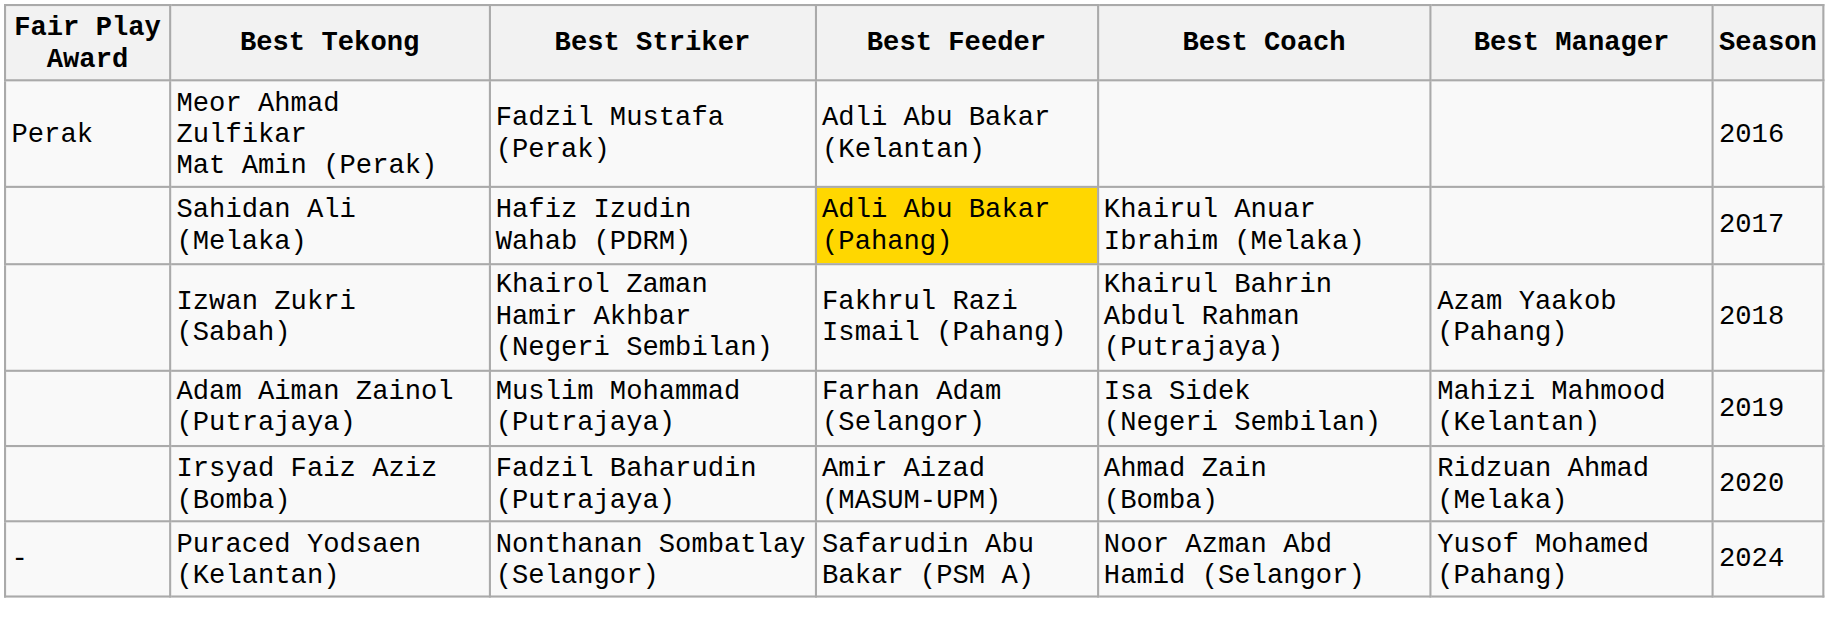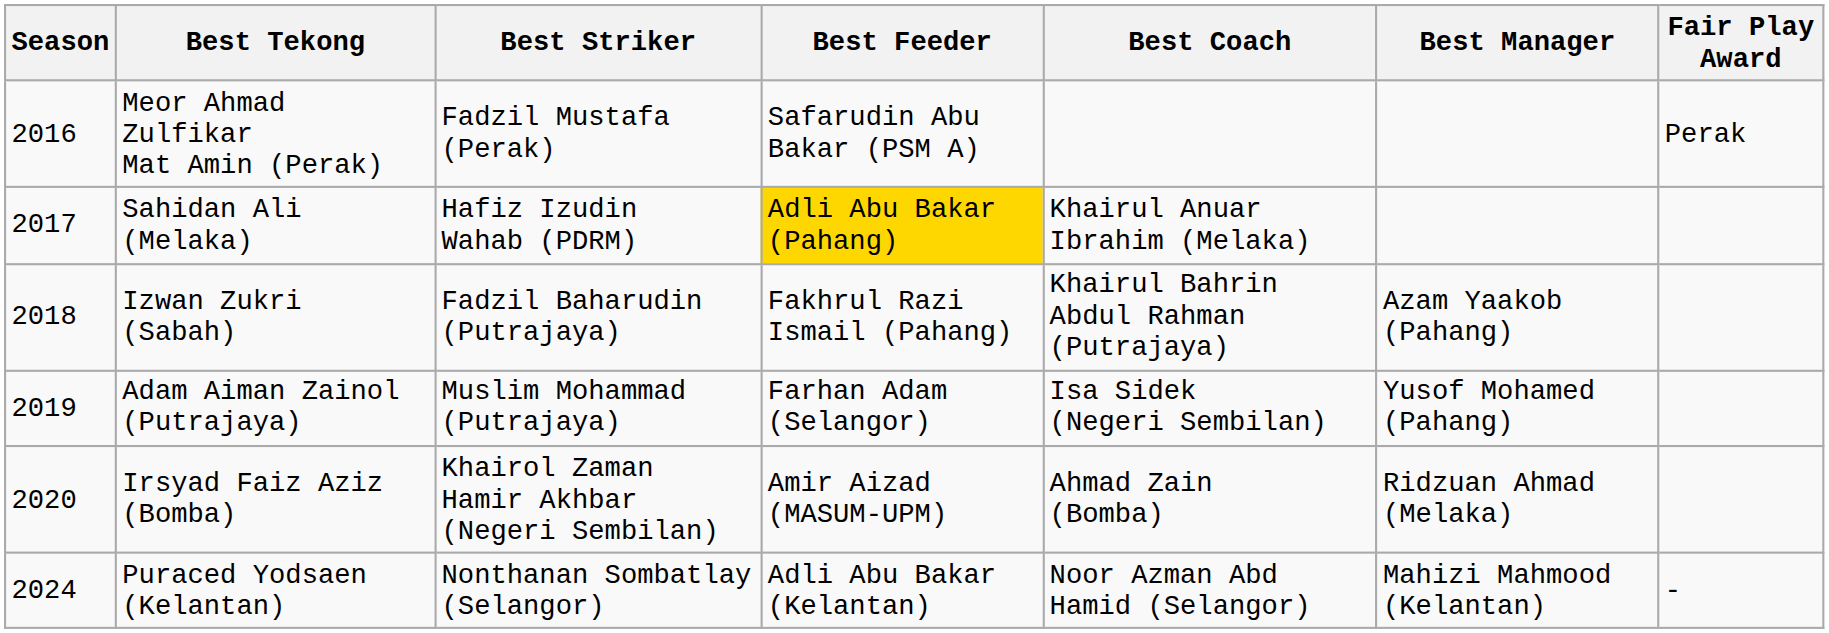columns swapped: (1768, 43) <-> (88, 43)
(936, 134) Adli Abu Bakar (Kelantan) -> (874, 134) Safarudin Abu Bakar (PSM A)
(634, 317) Khairol Zaman Hamir Akhbar (Negeri Sembilan) -> (572, 317) Fadzil Baharudin (Putrajaya)
(1551, 408) Mahizi Mahmood (Kelantan) -> (1489, 408) Yusof Mohamed (Pahang)
(626, 484) Fadzil Baharudin (Putrajaya) -> (580, 499) Khairol Zaman Hamir Akhbar (Negeri Sembilan)
(928, 559) Safarudin Abu Bakar (PSM A) -> (882, 591) Adli Abu Bakar (Kelantan)
(1543, 559) Yusof Mohamed (Pahang) -> (1497, 591) Mahizi Mahmood (Kelantan)
